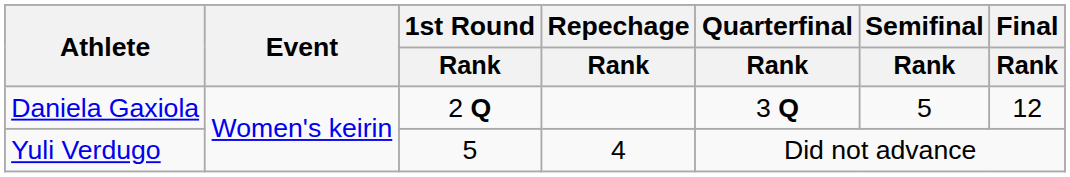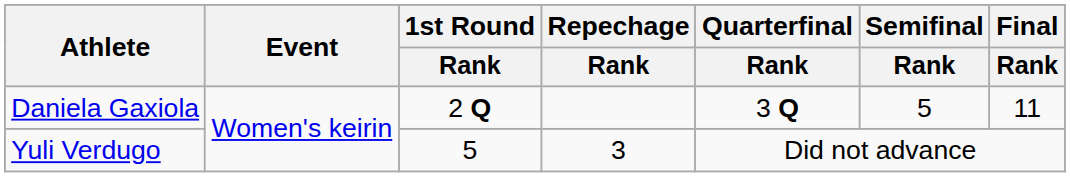(1027, 108) 12 -> (1027, 108) 11
(618, 150) 4 -> (618, 150) 3
